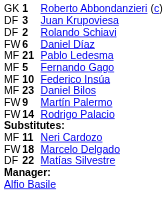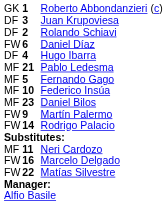+ row: (68, 56)
(28, 149) 18 -> (28, 161) 16
(11, 161) DF -> (12, 172) FW
